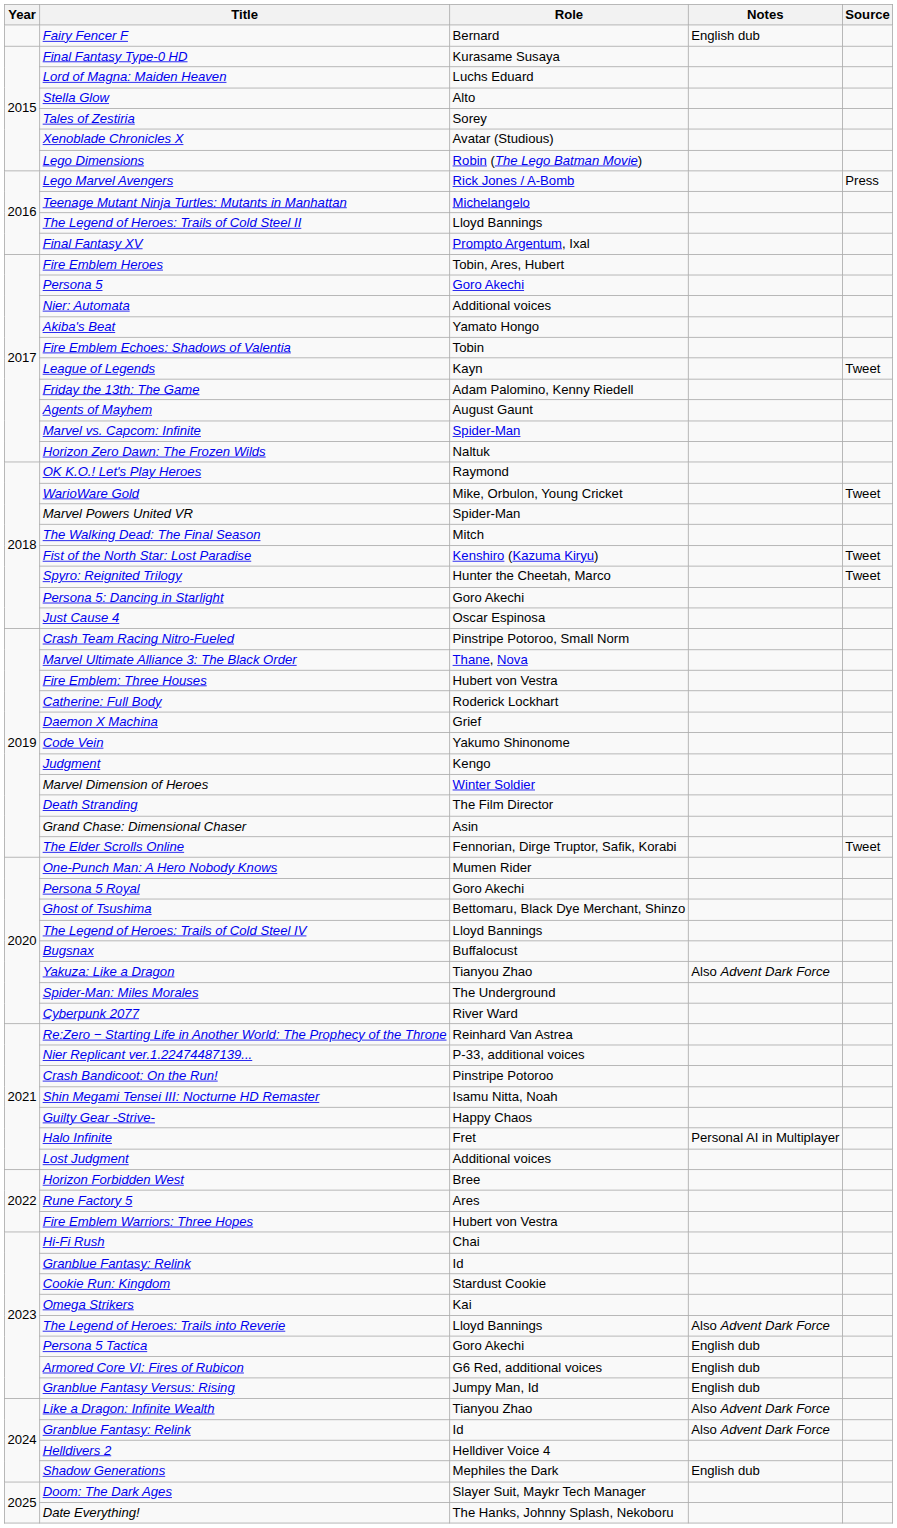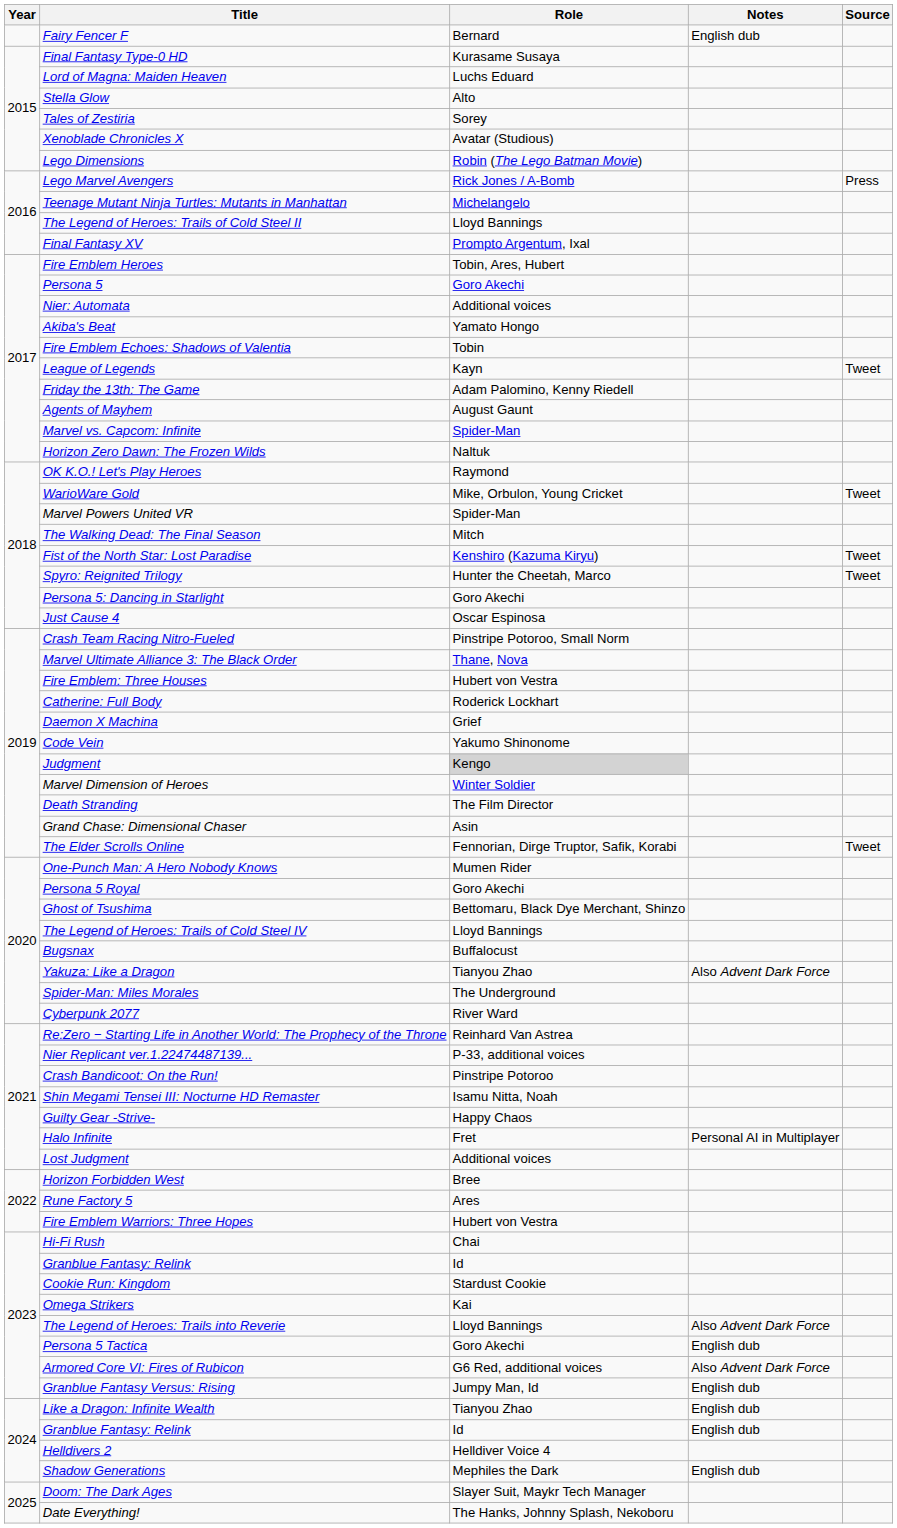(472, 763) no background -> (472, 763) lightgrey background
(726, 1367) English dub -> (761, 1367) Also Advent Dark Force
(761, 1409) Also Advent Dark Force -> (726, 1409) English dub
(761, 1429) Also Advent Dark Force -> (726, 1429) English dub
